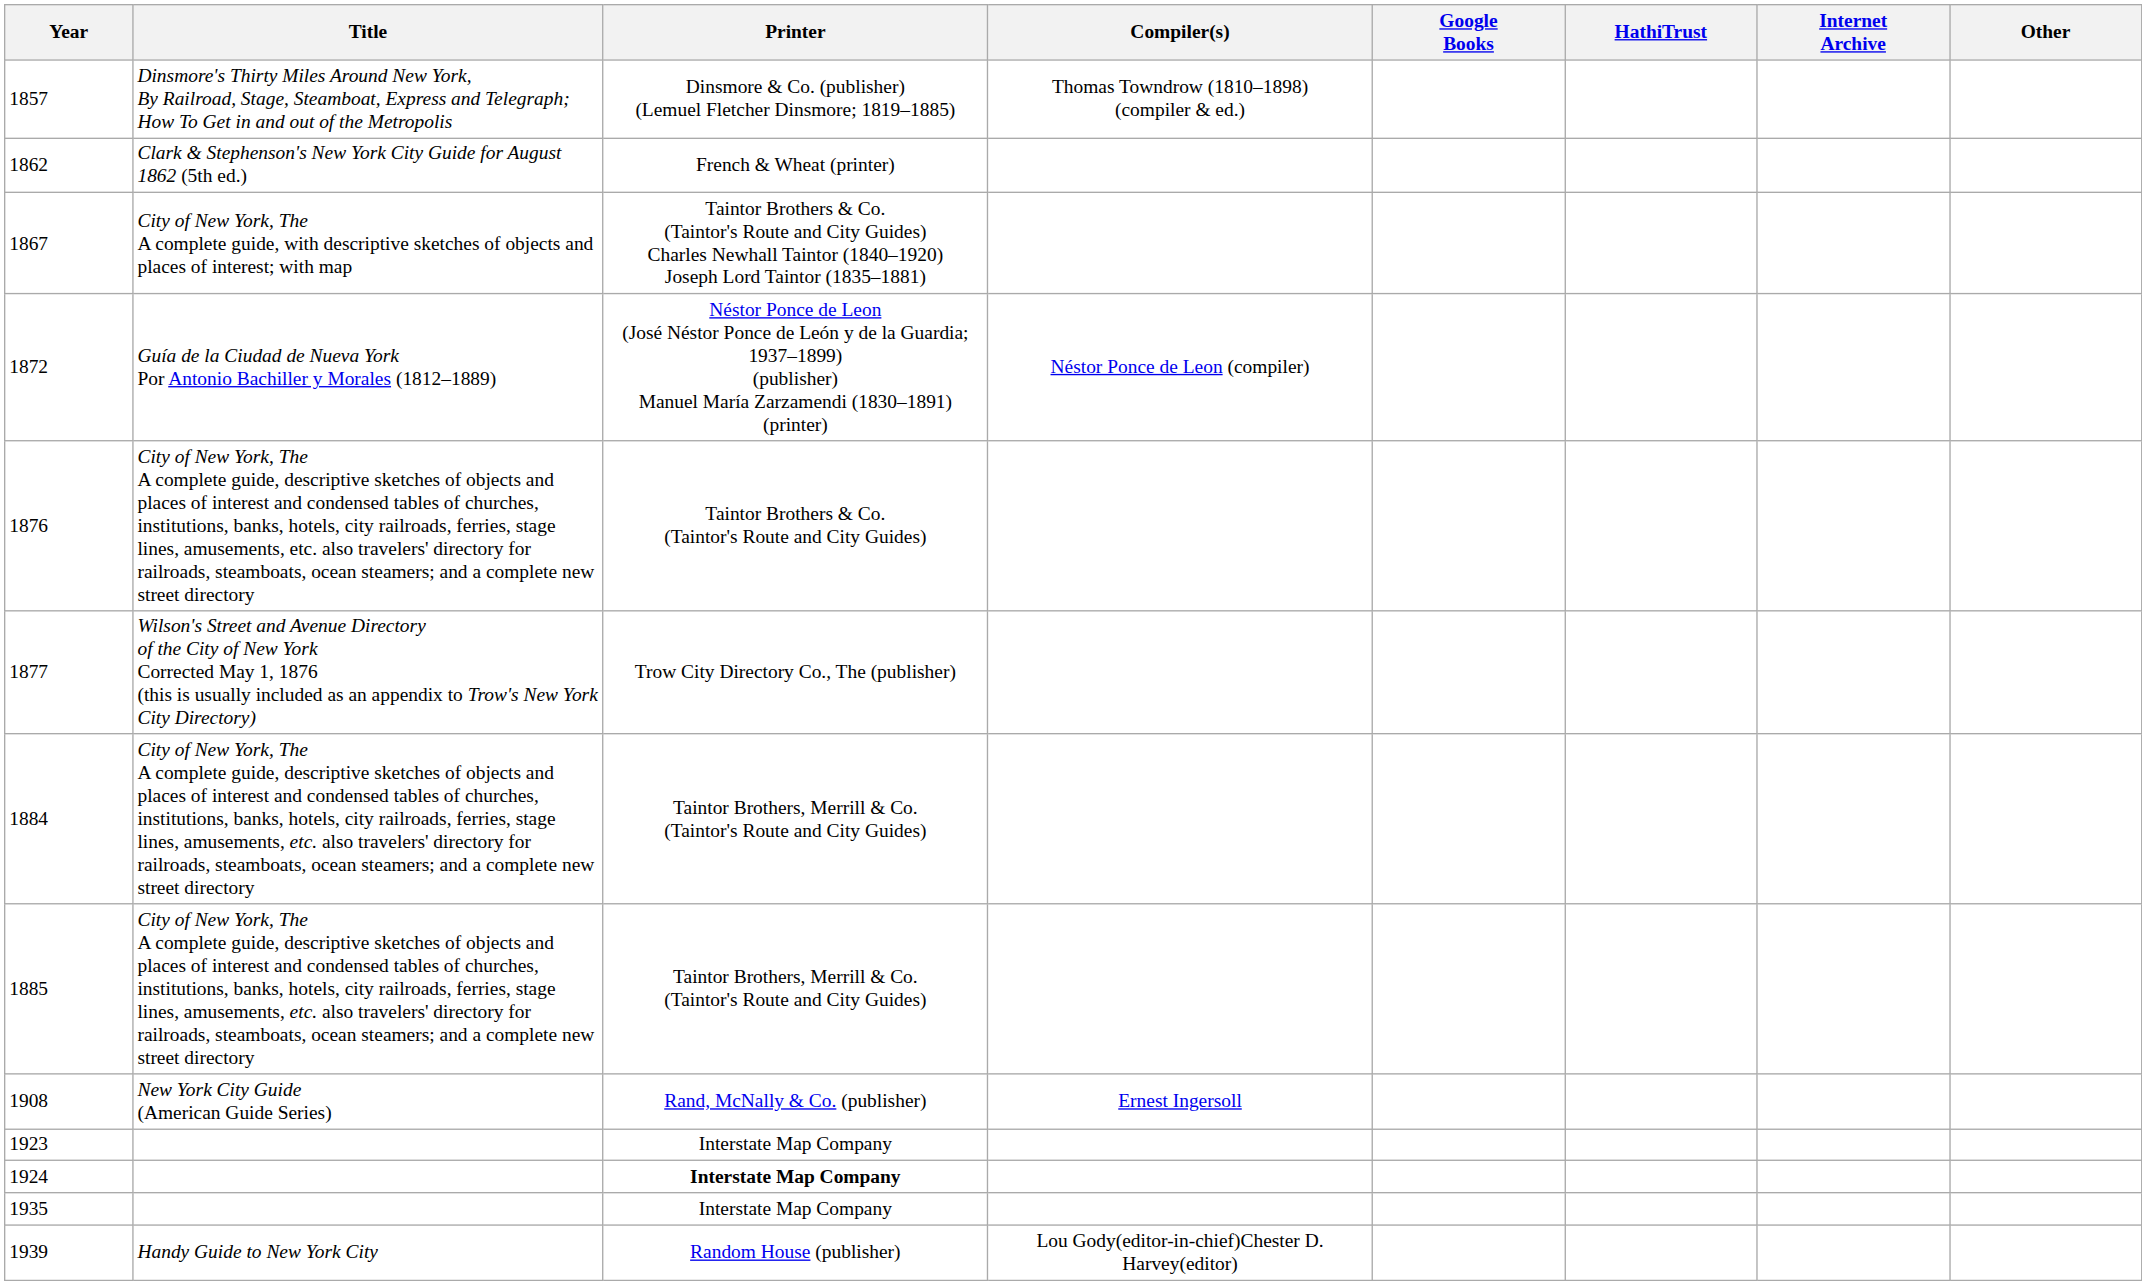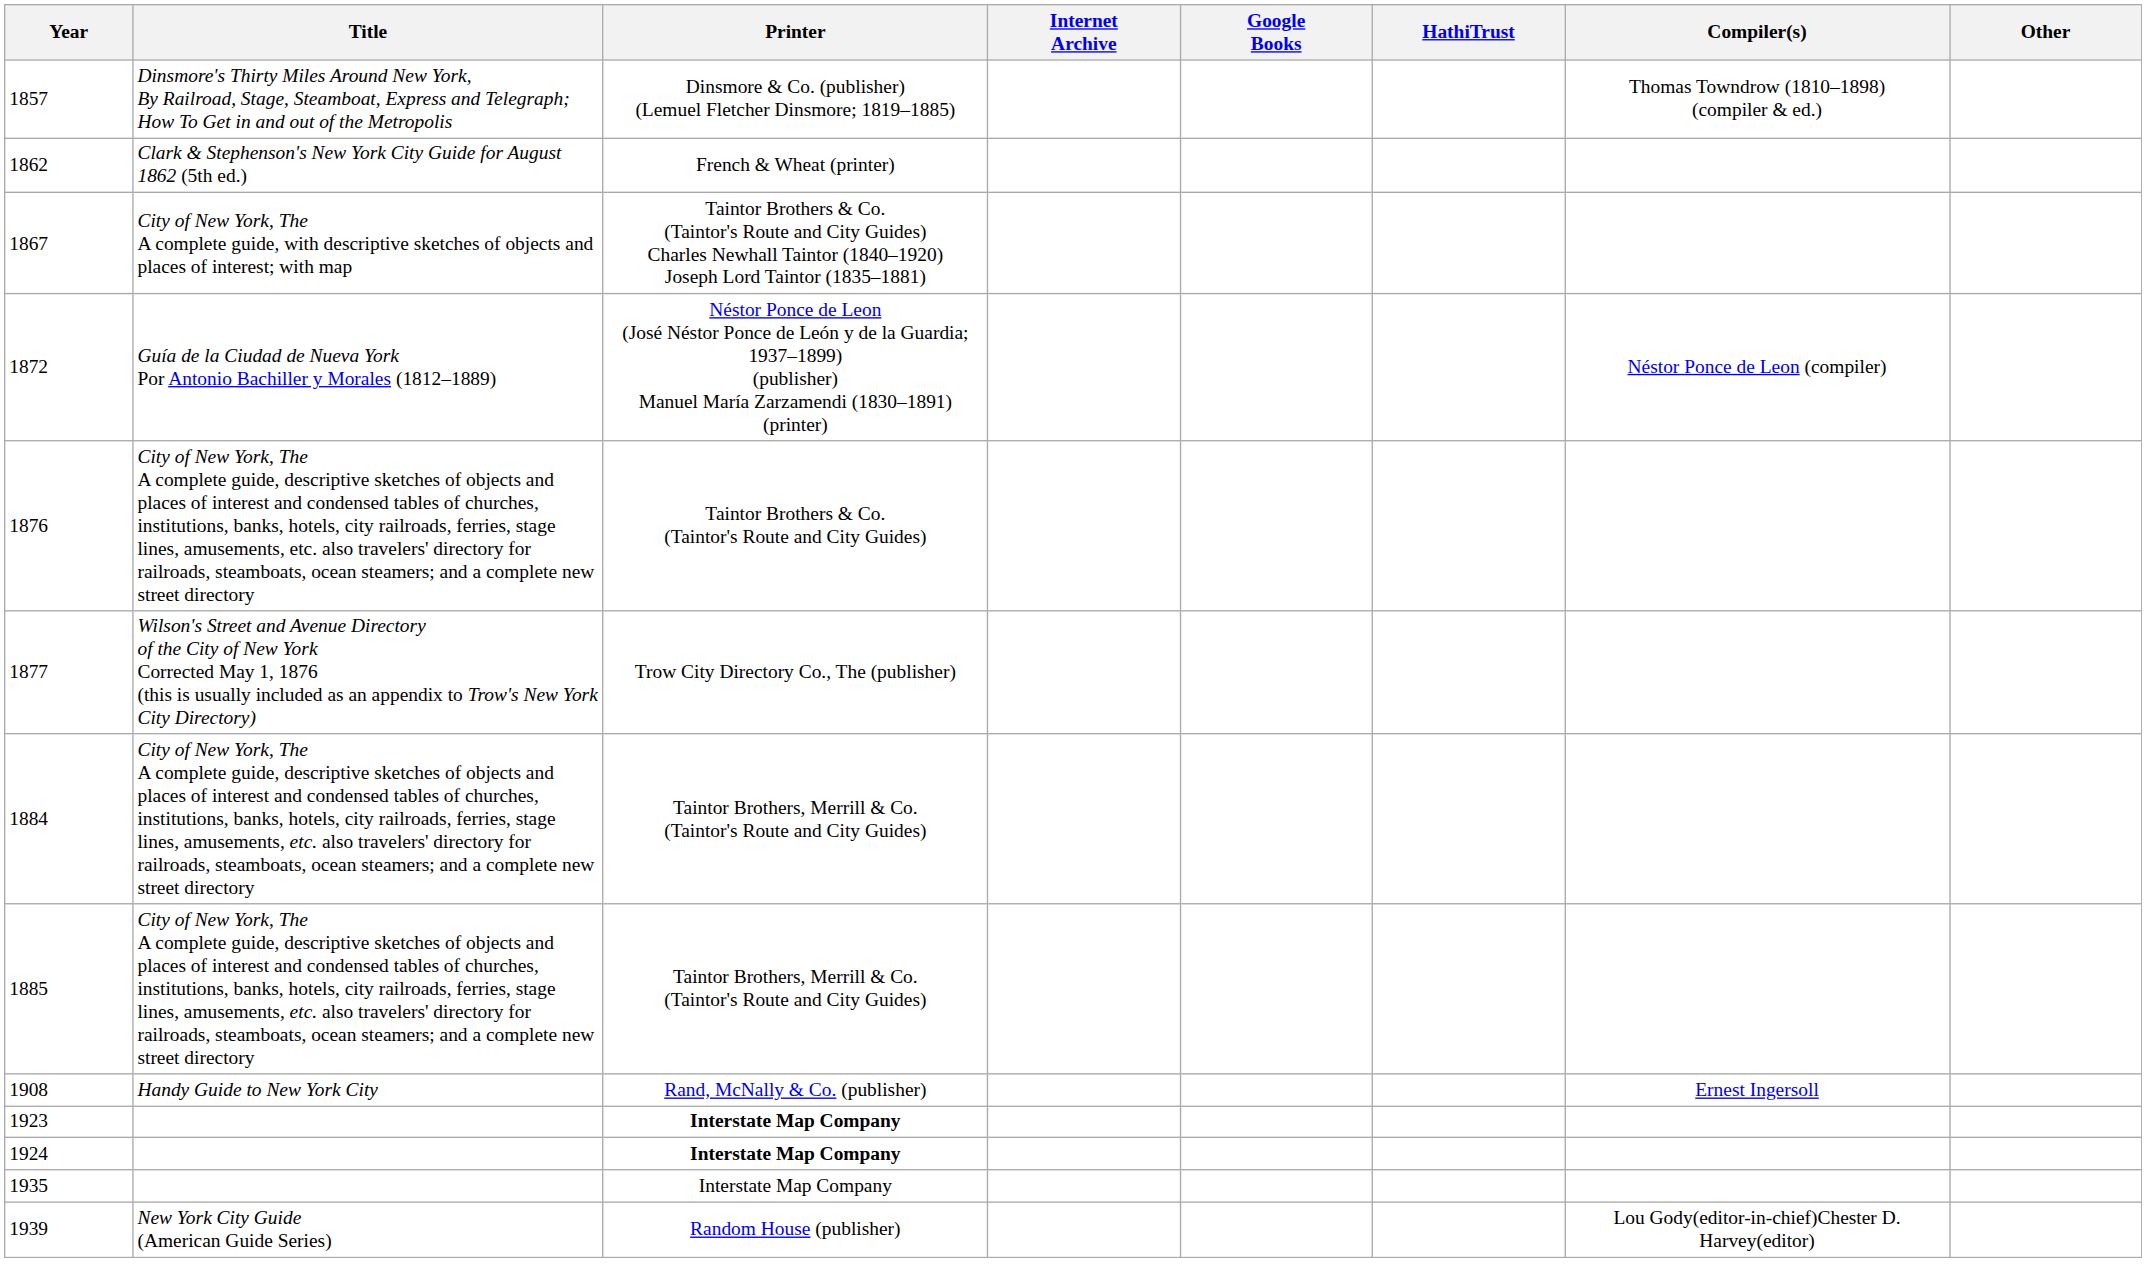columns swapped: (1180, 32) <-> (1853, 32)
(235, 1101) New York City Guide (American Guide Series) -> (258, 1089) Handy Guide to New York City
(795, 1144) normal -> (795, 1121) bold
(258, 1252) Handy Guide to New York City -> (235, 1229) New York City Guide (American Guide Series)
